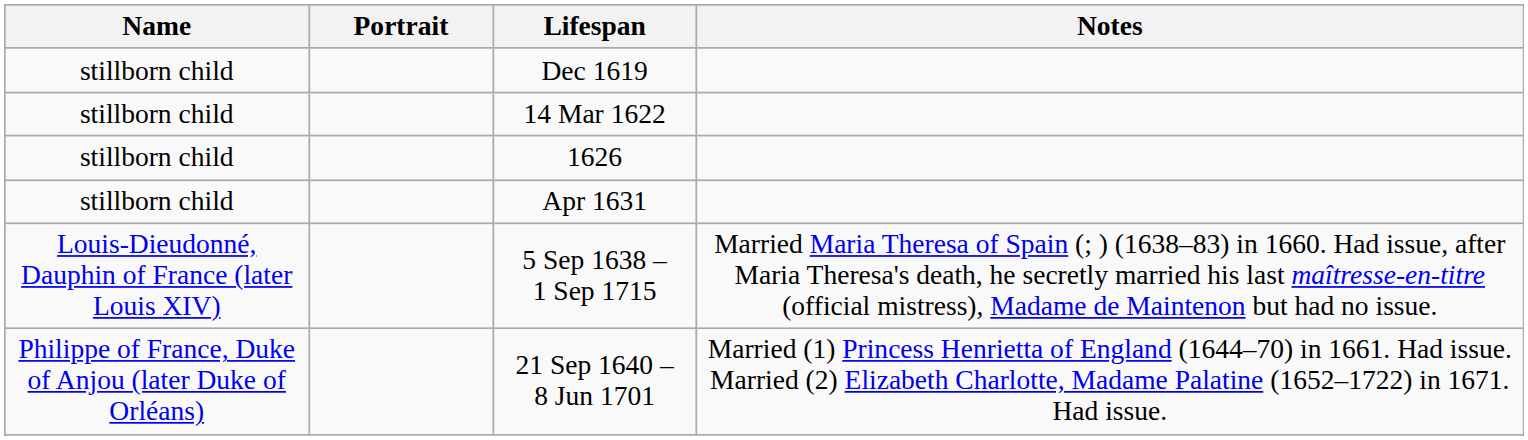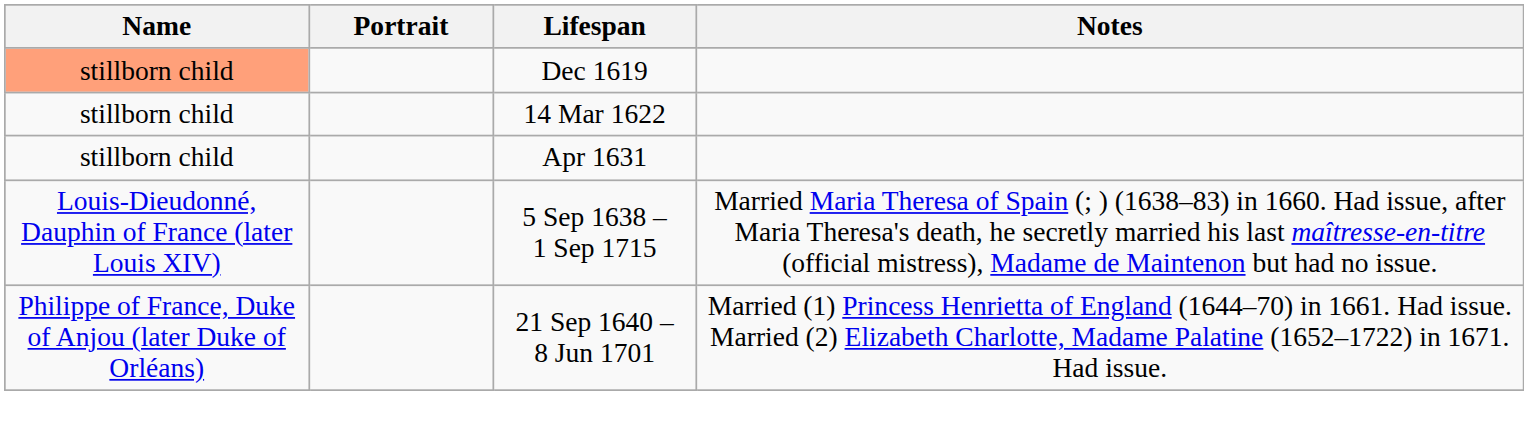(157, 69) no background -> (157, 69) lightsalmon background
- row: (595, 157)
